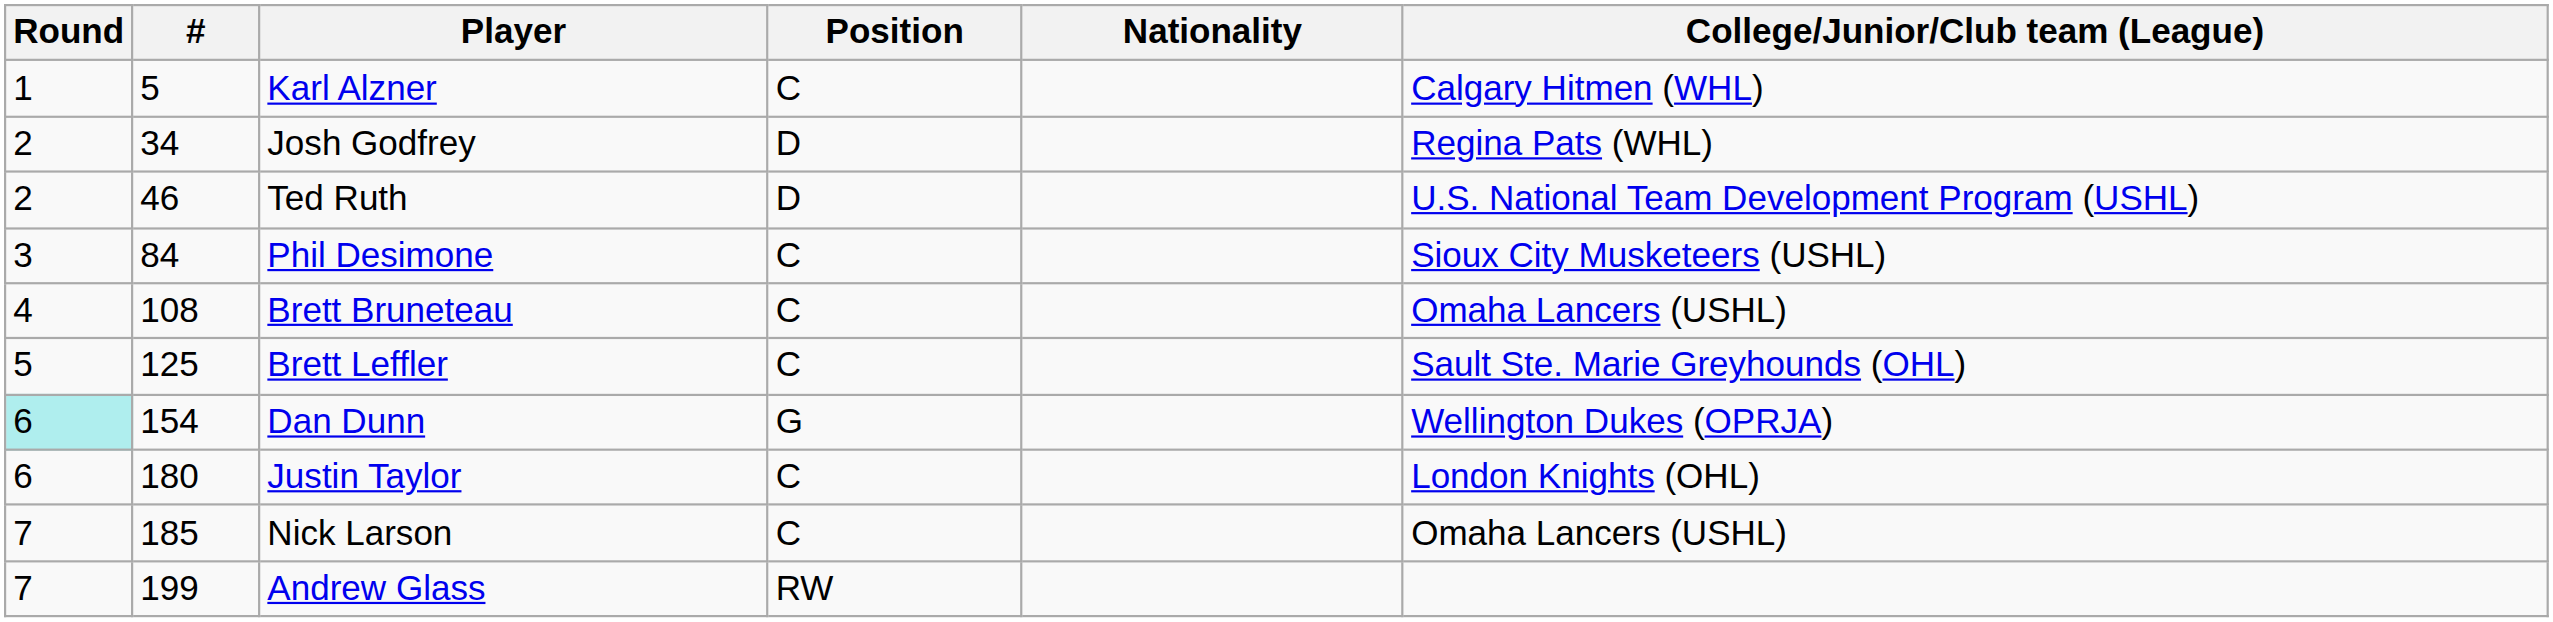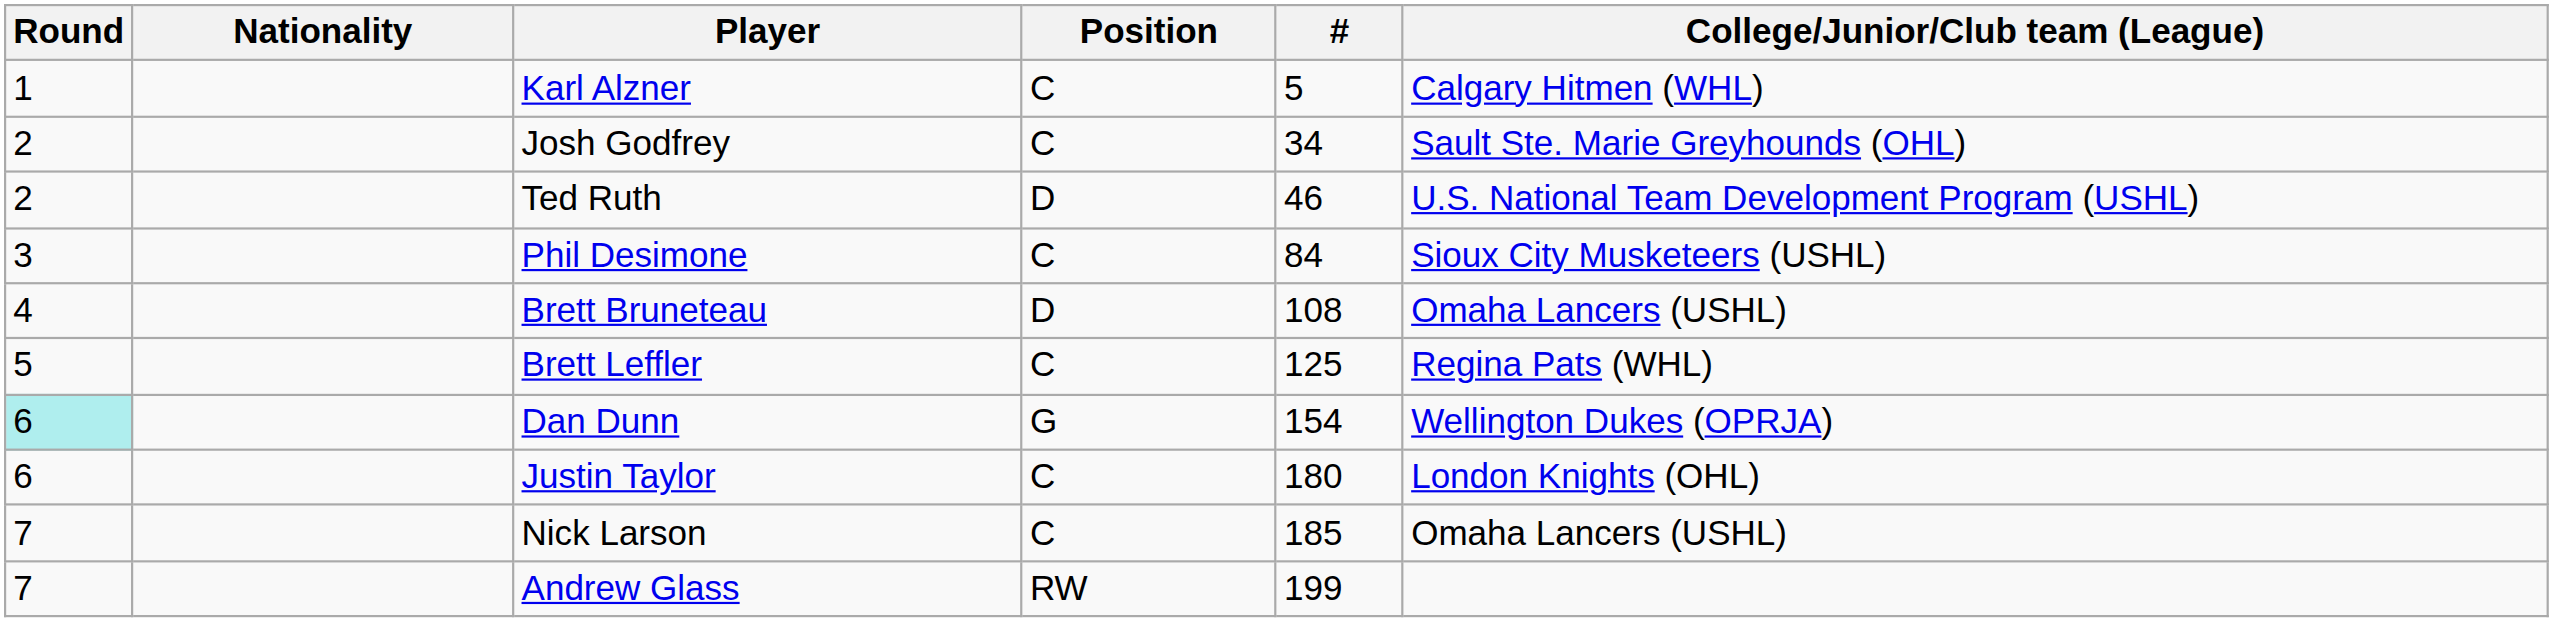columns swapped: (196, 32) <-> (1212, 32)
(788, 143) D -> (1043, 143) C
(1562, 143) Regina Pats (WHL) -> (1689, 143) Sault Ste. Marie Greyhounds (OHL)
(788, 310) C -> (1043, 310) D
(1689, 365) Sault Ste. Marie Greyhounds (OHL) -> (1562, 365) Regina Pats (WHL)
